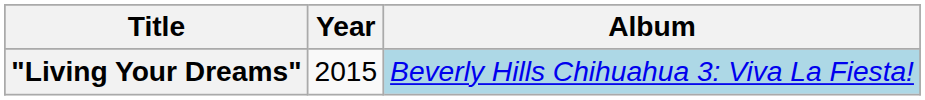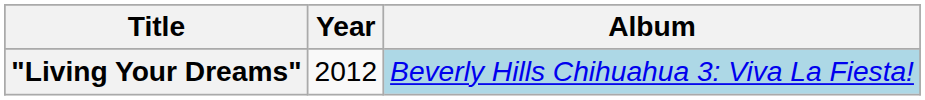(346, 71) 2015 -> (346, 71) 2012
